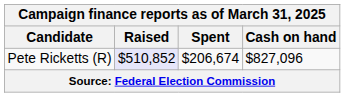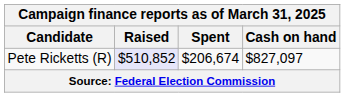(274, 59) $827,096 -> (274, 59) $827,097
